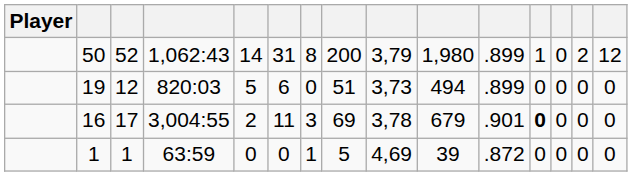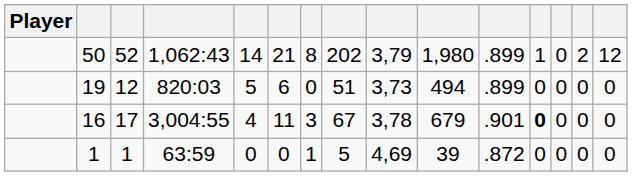(284, 54) 31 -> (284, 54) 21
(344, 54) 200 -> (344, 54) 202
(251, 120) 2 -> (251, 120) 4
(344, 120) 69 -> (344, 120) 67
